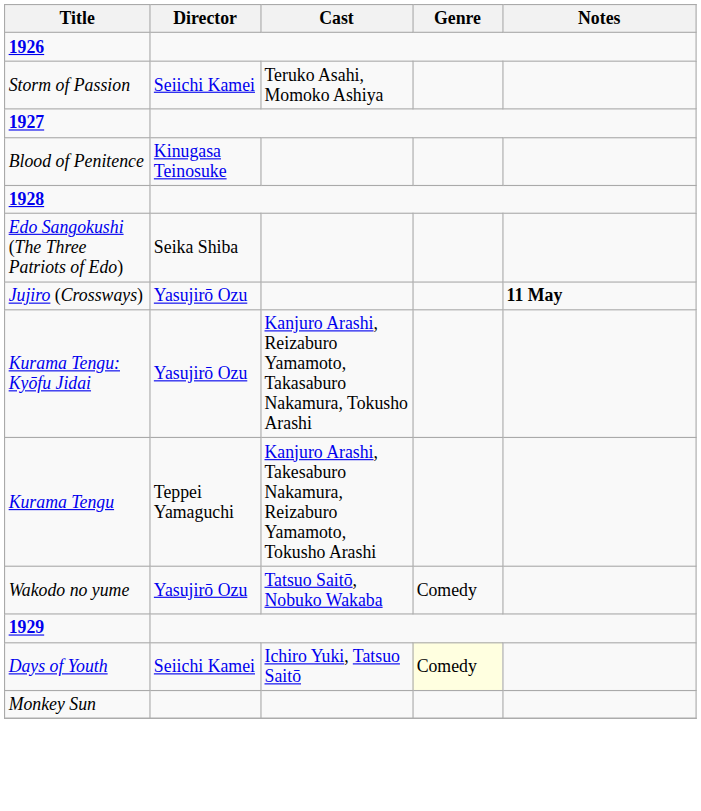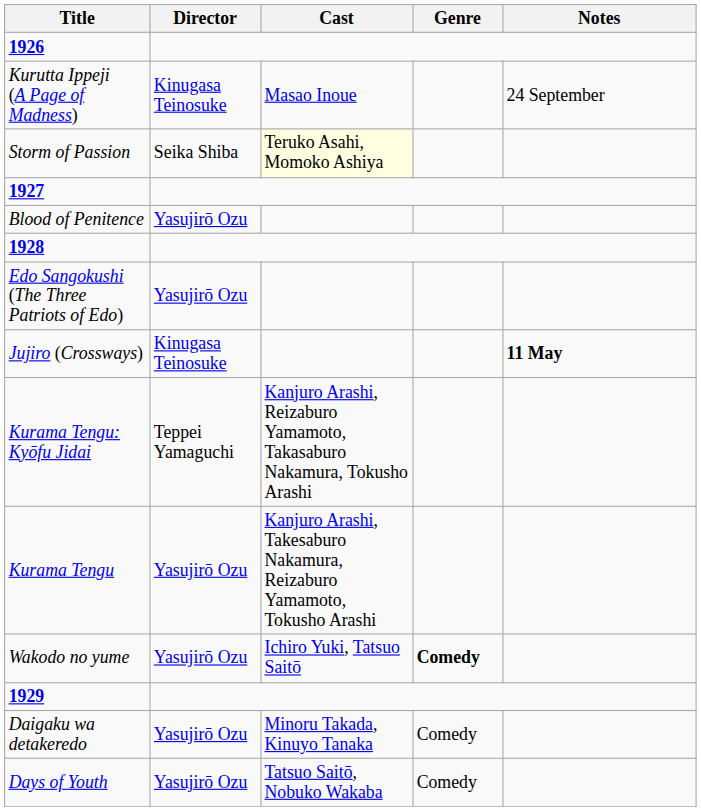+ row: (59, 94)
(204, 84) Seiichi Kamei -> (196, 153) Seika Shiba
(324, 84) no background -> (324, 153) lightyellow background
(190, 161) Kinugasa Teinosuke -> (201, 219) Yasujirō Ozu
(196, 247) Seika Shiba -> (201, 295) Yasujirō Ozu
(201, 295) Yasujirō Ozu -> (190, 353) Kinugasa Teinosuke
(201, 373) Yasujirō Ozu -> (194, 441) Teppei Yamaguchi
(194, 501) Teppei Yamaguchi -> (201, 569) Yasujirō Ozu
(324, 589) Tatsuo Saitō, Nobuko Wakaba -> (332, 658) Ichiro Yuki, Tatsuo Saitō
(447, 589) normal -> (448, 658) bold
+ row: (52, 734)
(204, 666) Seiichi Kamei -> (201, 782) Yasujirō Ozu
(332, 666) Ichiro Yuki, Tatsuo Saitō -> (324, 782) Tatsuo Saitō, Nobuko Wakaba
(447, 666) lightyellow background -> (447, 782) no background
- row: (52, 704)
